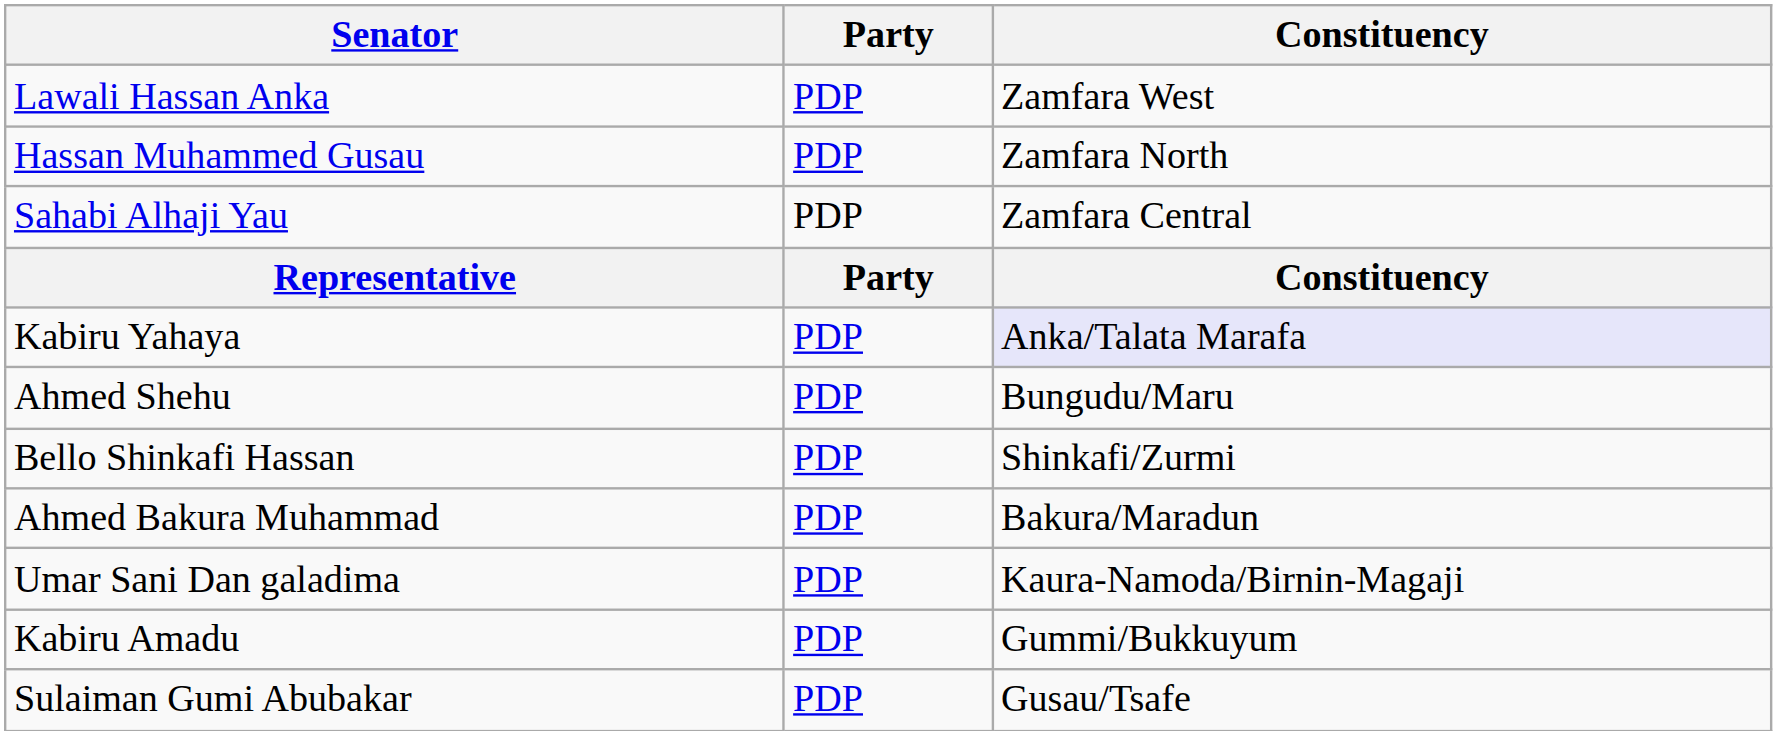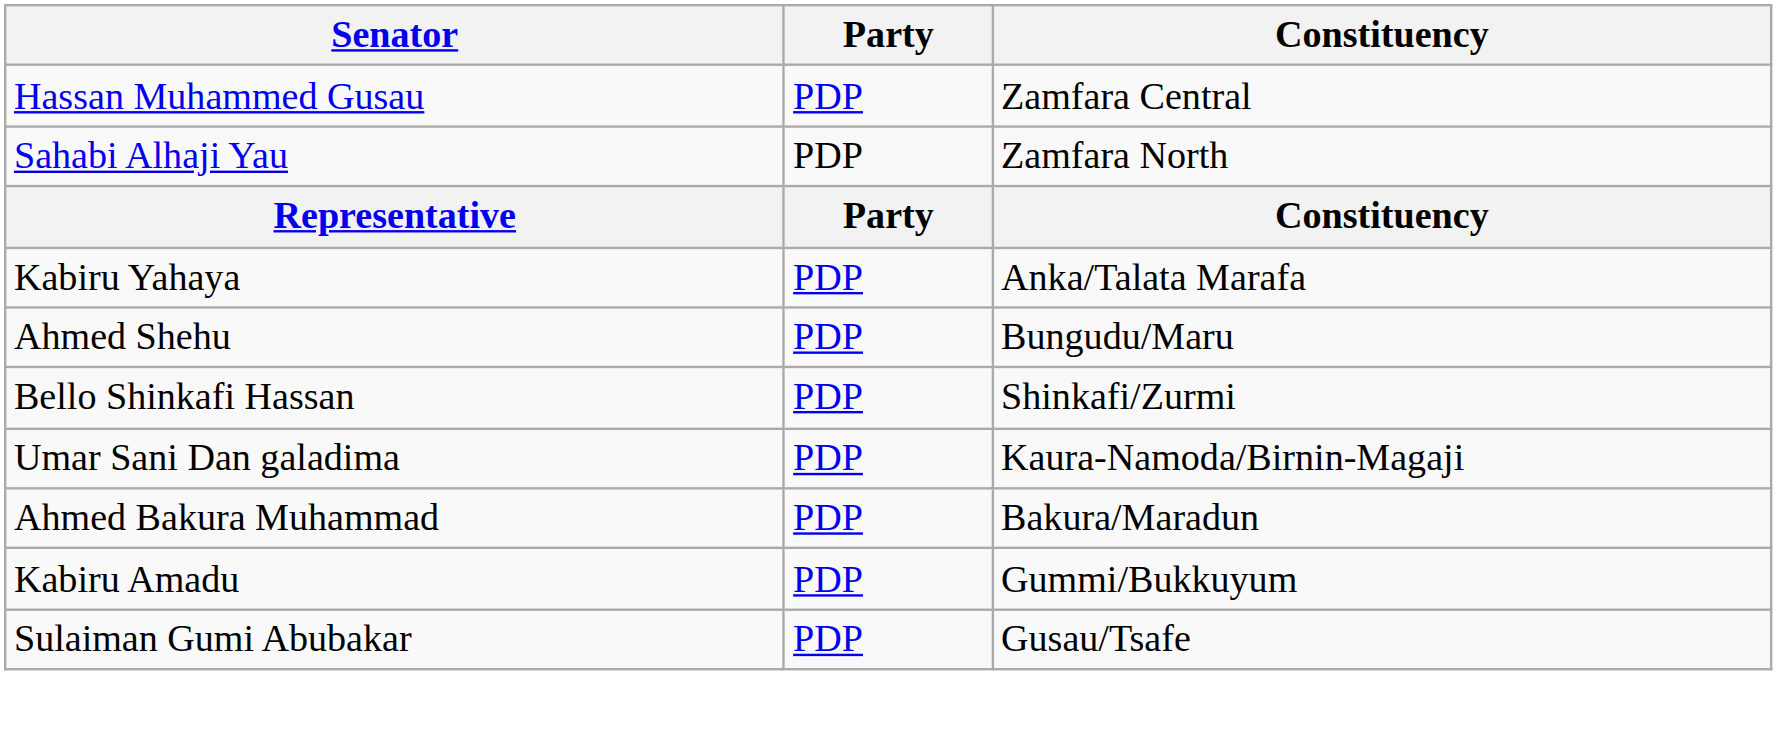- row: (172, 95)
(1115, 155) Zamfara North -> (1126, 95) Zamfara Central
(1126, 215) Zamfara Central -> (1115, 155) Zamfara North
(1154, 336) lavender background -> (1154, 276) no background
rows swapped: (227, 517) <-> (207, 578)
